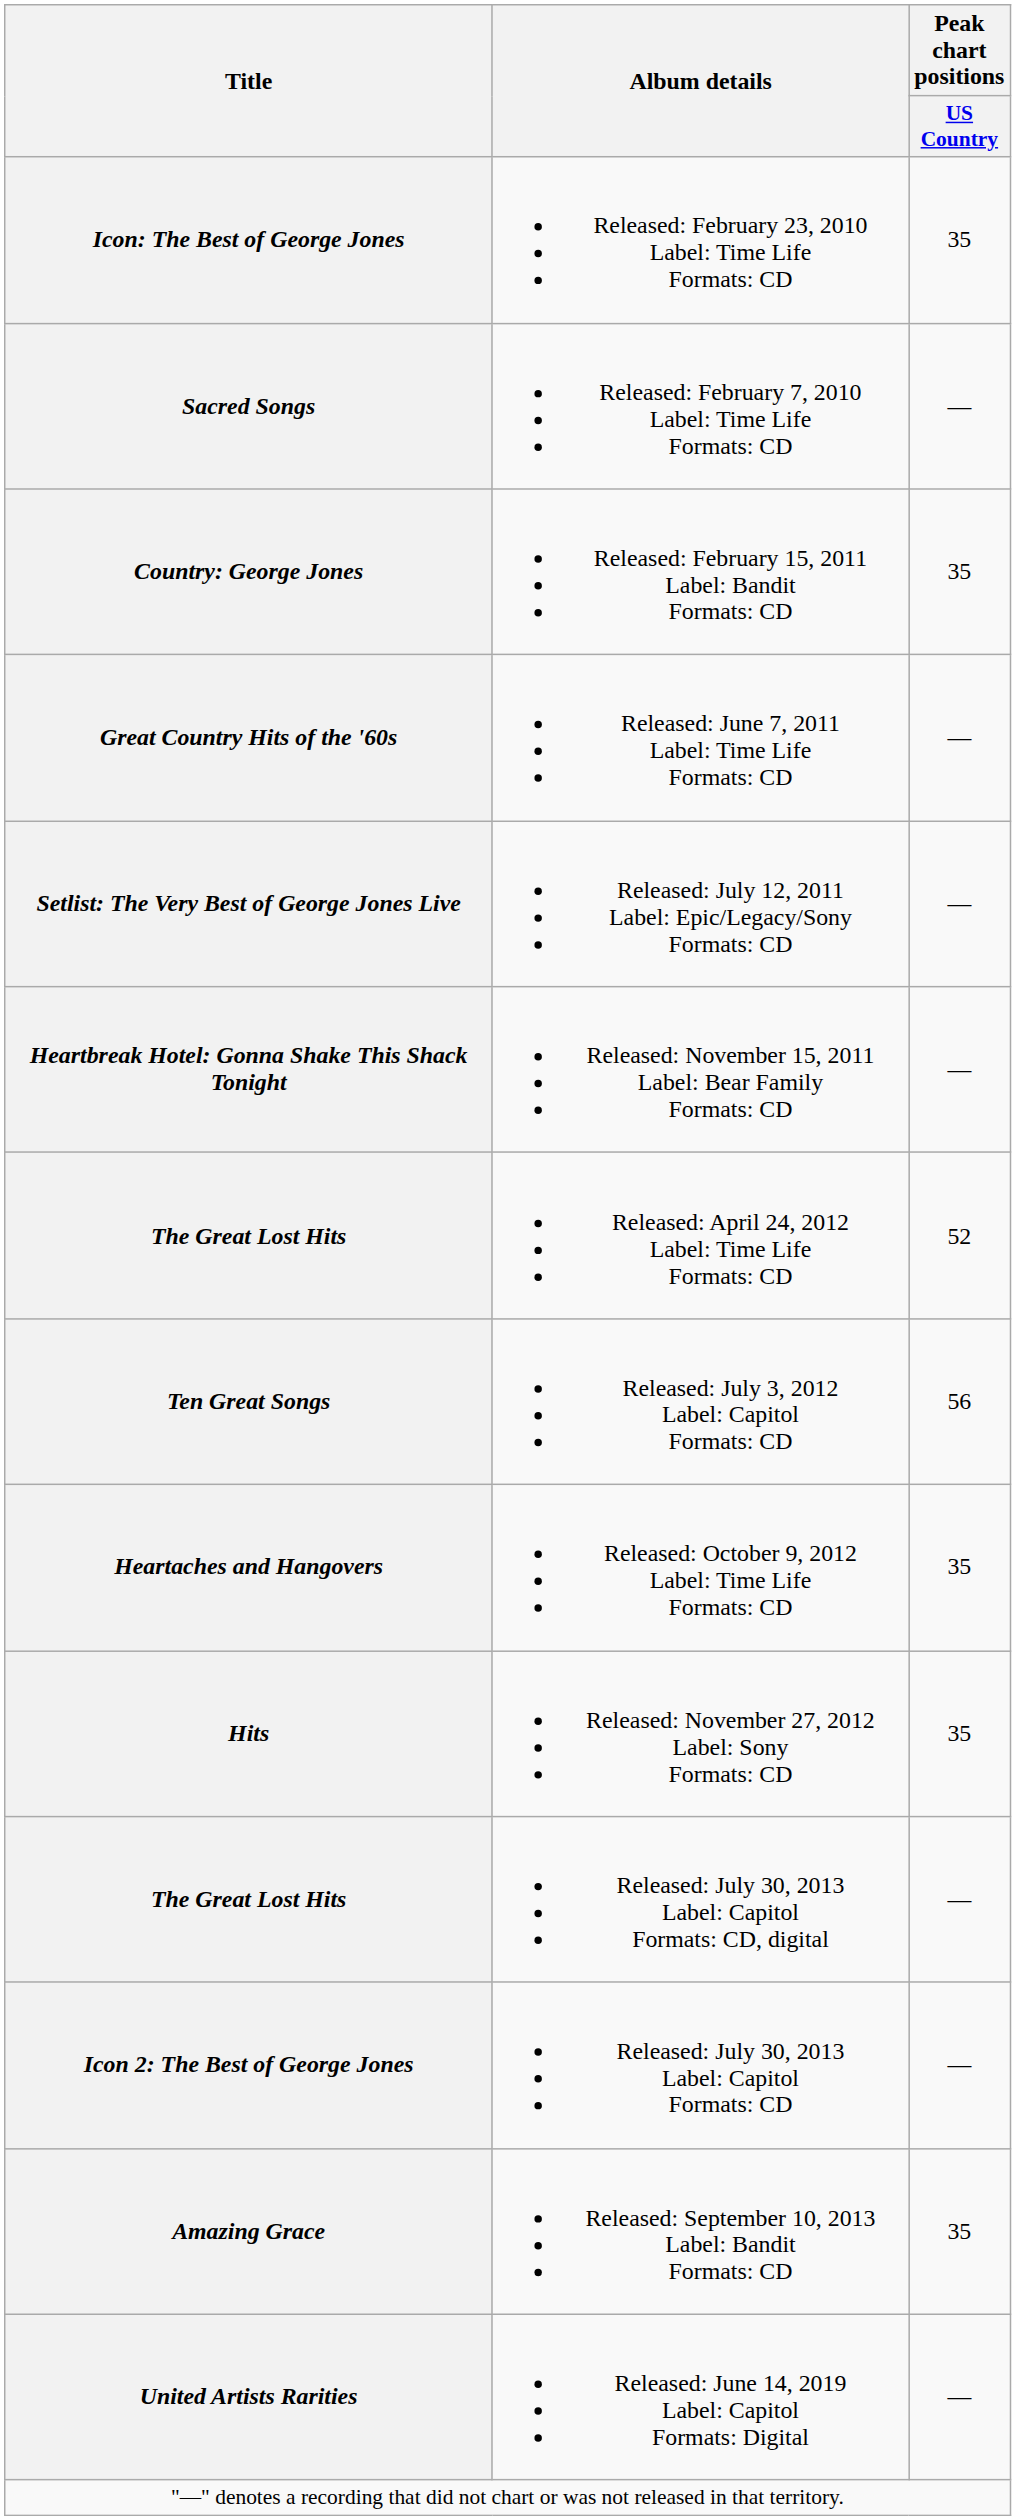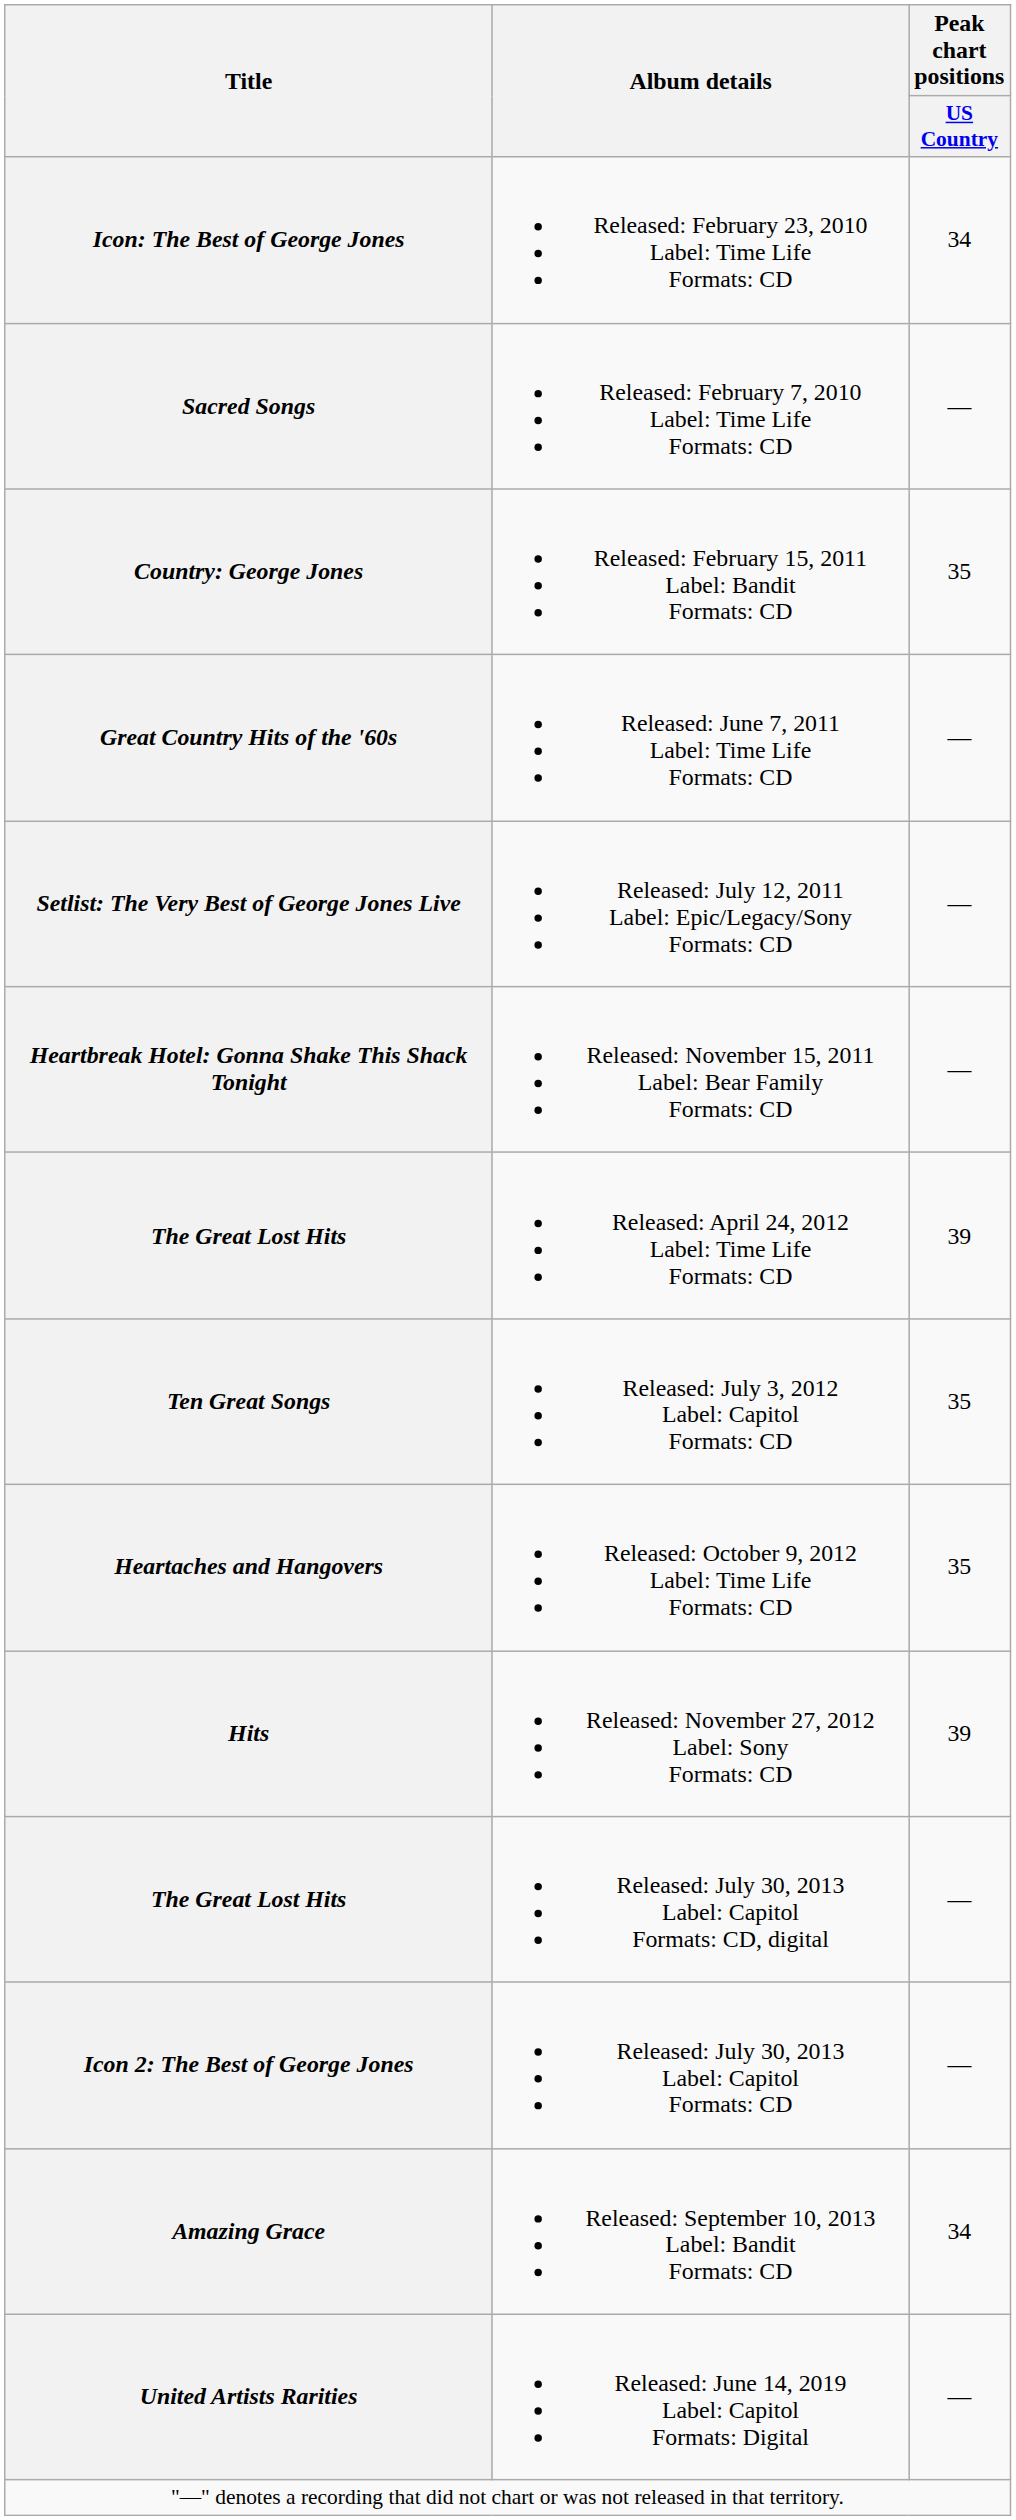(959, 239) 35 -> (959, 239) 34
(959, 1235) 52 -> (959, 1235) 39
(959, 1401) 56 -> (959, 1401) 35
(959, 1733) 35 -> (959, 1733) 39
(959, 2231) 35 -> (959, 2231) 34
